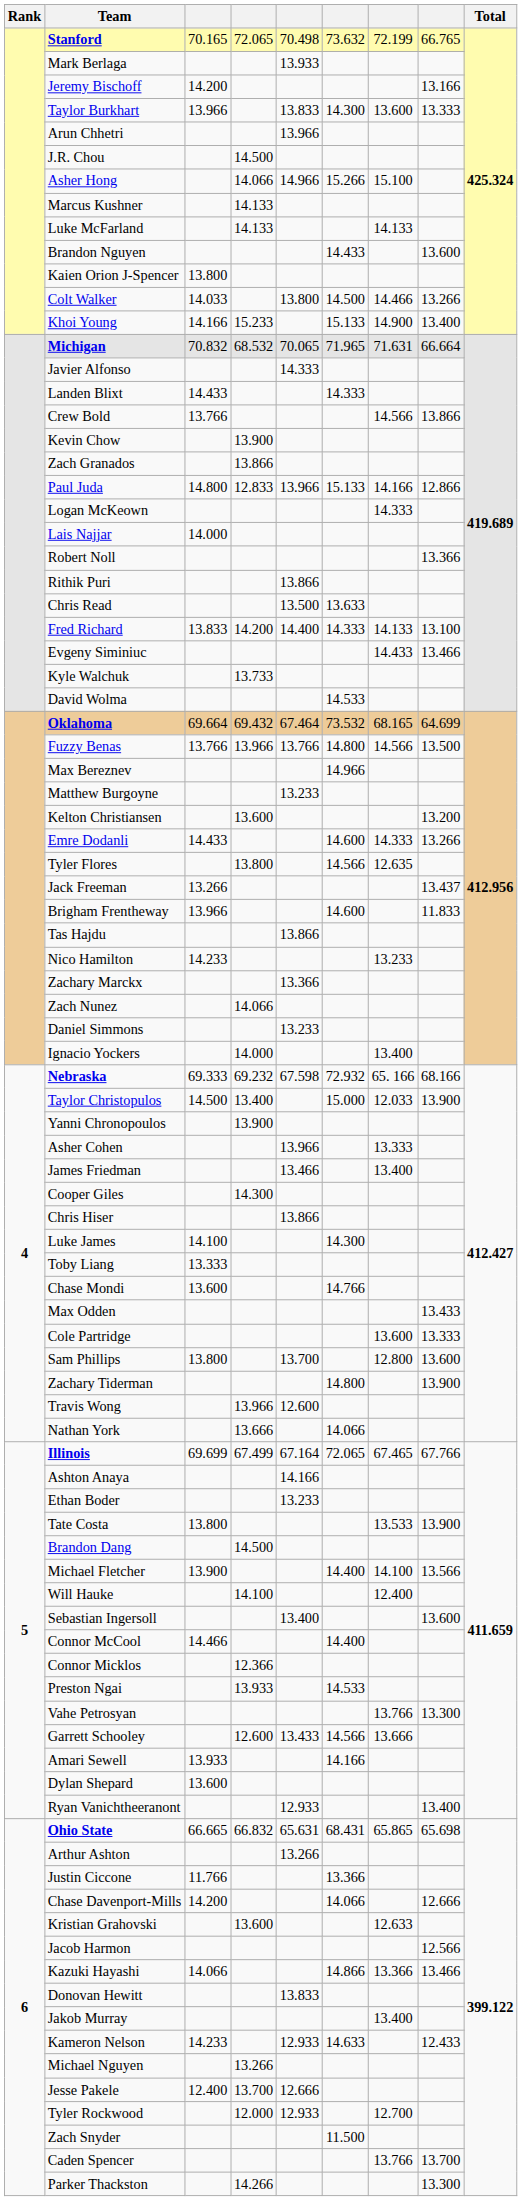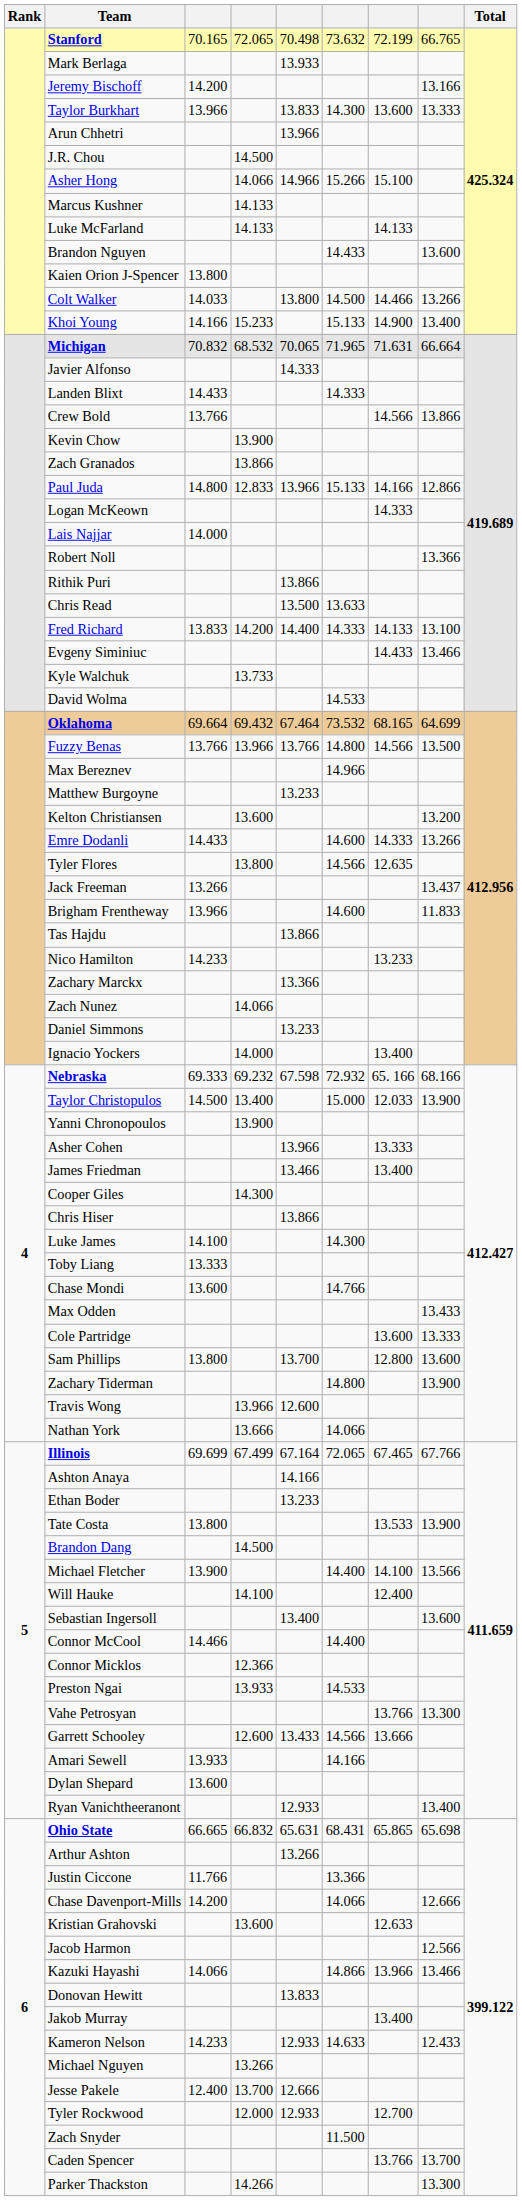(393, 1971) 13.366 -> (393, 1971) 13.966
